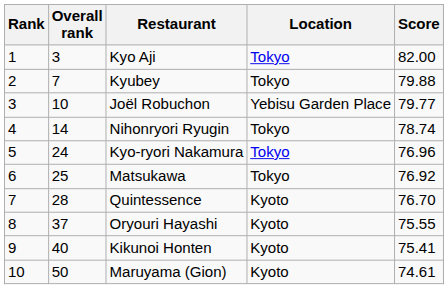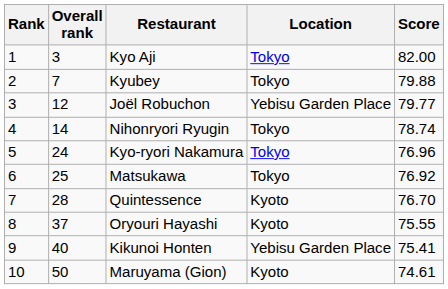(60, 104) 10 -> (60, 104) 12
(269, 248) Kyoto -> (321, 248) Yebisu Garden Place
